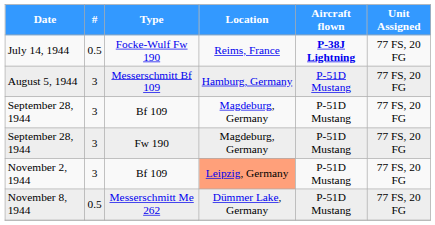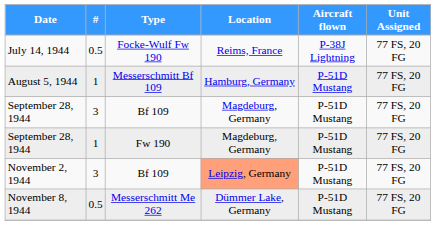(331, 50) bold -> (332, 50) normal
(95, 81) 3 -> (96, 81) 1
(95, 143) 3 -> (96, 143) 1
